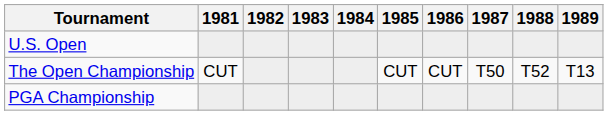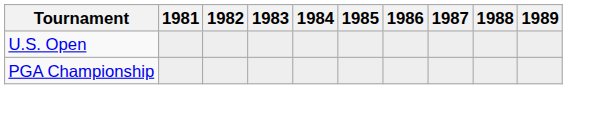- row: (101, 71)
